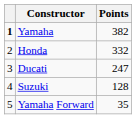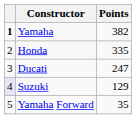(120, 50) 332 -> (120, 50) 335
(10, 87) no background -> (10, 87) lavender background
(120, 87) 128 -> (120, 87) 129
